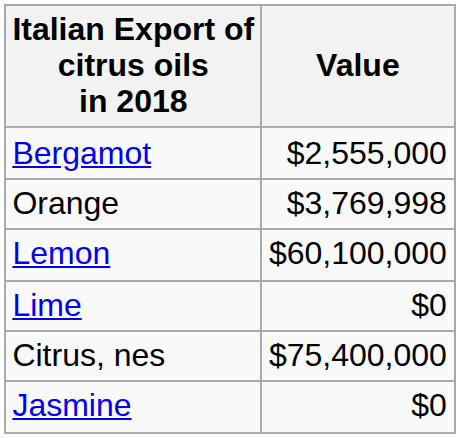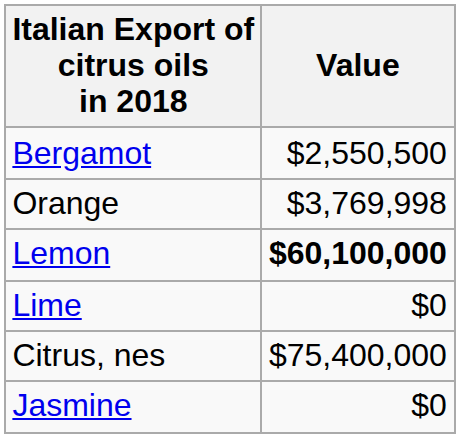(367, 152) $2,555,000 -> (367, 152) $2,550,500
(358, 254) normal -> (358, 254) bold
